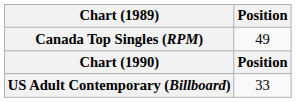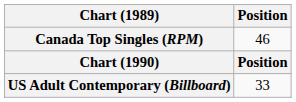(262, 39) 49 -> (262, 39) 46
